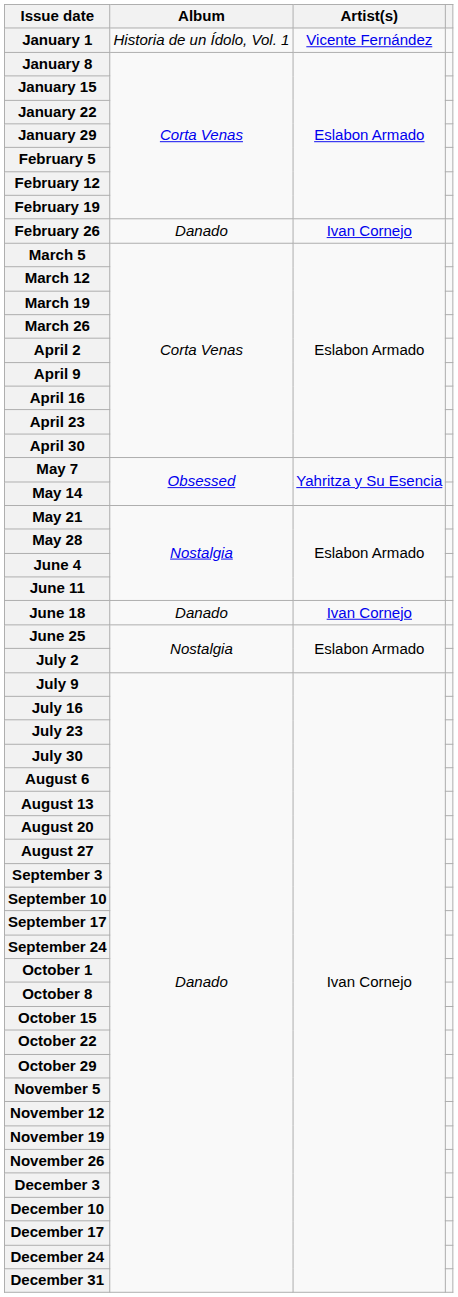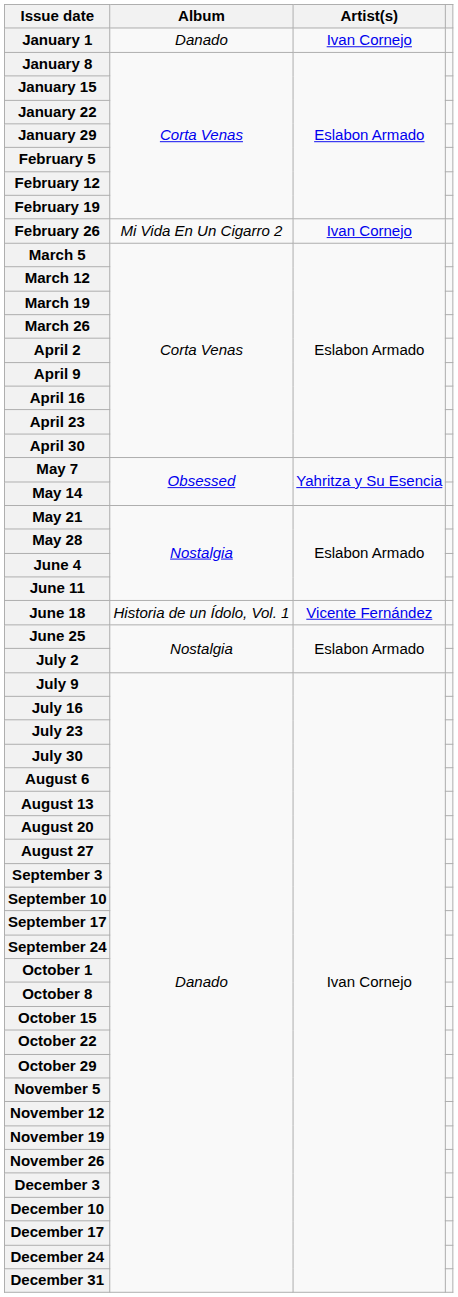(201, 40) Historia de un Ídolo, Vol. 1 -> (201, 40) Danado
(369, 40) Vicente Fernández -> (369, 40) Ivan Cornejo
(201, 231) Danado -> (201, 231) Mi Vida En Un Cigarro 2
(201, 612) Danado -> (201, 612) Historia de un Ídolo, Vol. 1
(369, 612) Ivan Cornejo -> (369, 612) Vicente Fernández
